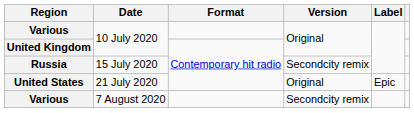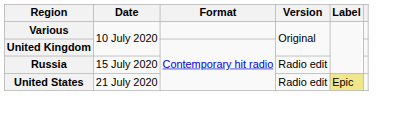(328, 64) Secondcity remix -> (303, 64) Radio edit
(305, 82) Original -> (303, 82) Radio edit
(385, 82) no background -> (343, 82) khaki background
- row: (49, 99)
